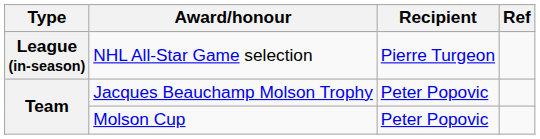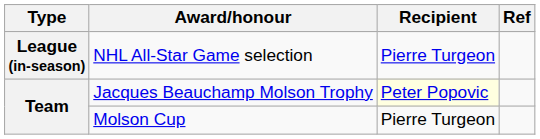(435, 92) no background -> (435, 92) lightyellow background
(435, 119) Peter Popovic -> (438, 119) Pierre Turgeon
